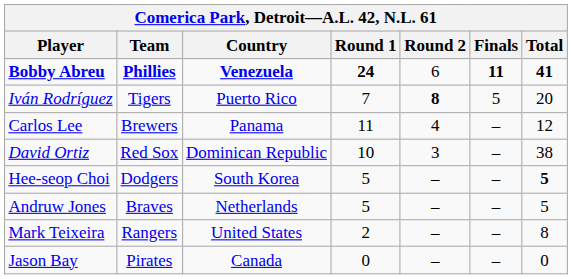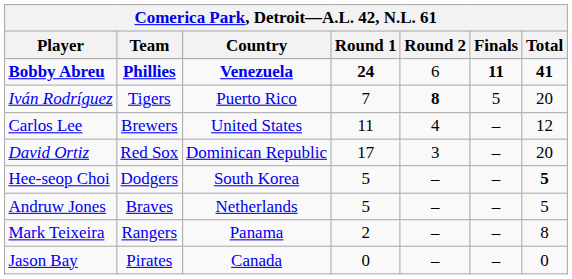(257, 125) Panama -> (257, 125) United States
(366, 152) 10 -> (366, 152) 17
(545, 152) 38 -> (545, 152) 20
(257, 233) United States -> (257, 233) Panama
